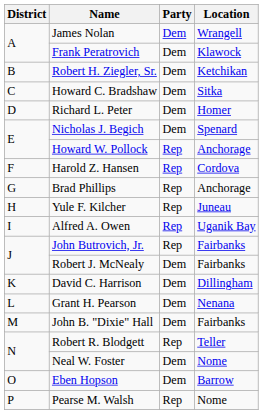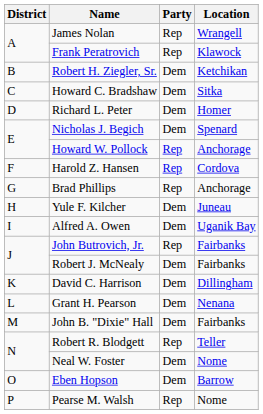(174, 33) Dem -> (172, 33) Rep
(174, 52) Dem -> (172, 52) Rep
(172, 206) Rep -> (174, 206) Dem
(172, 226) Rep -> (174, 226) Dem
